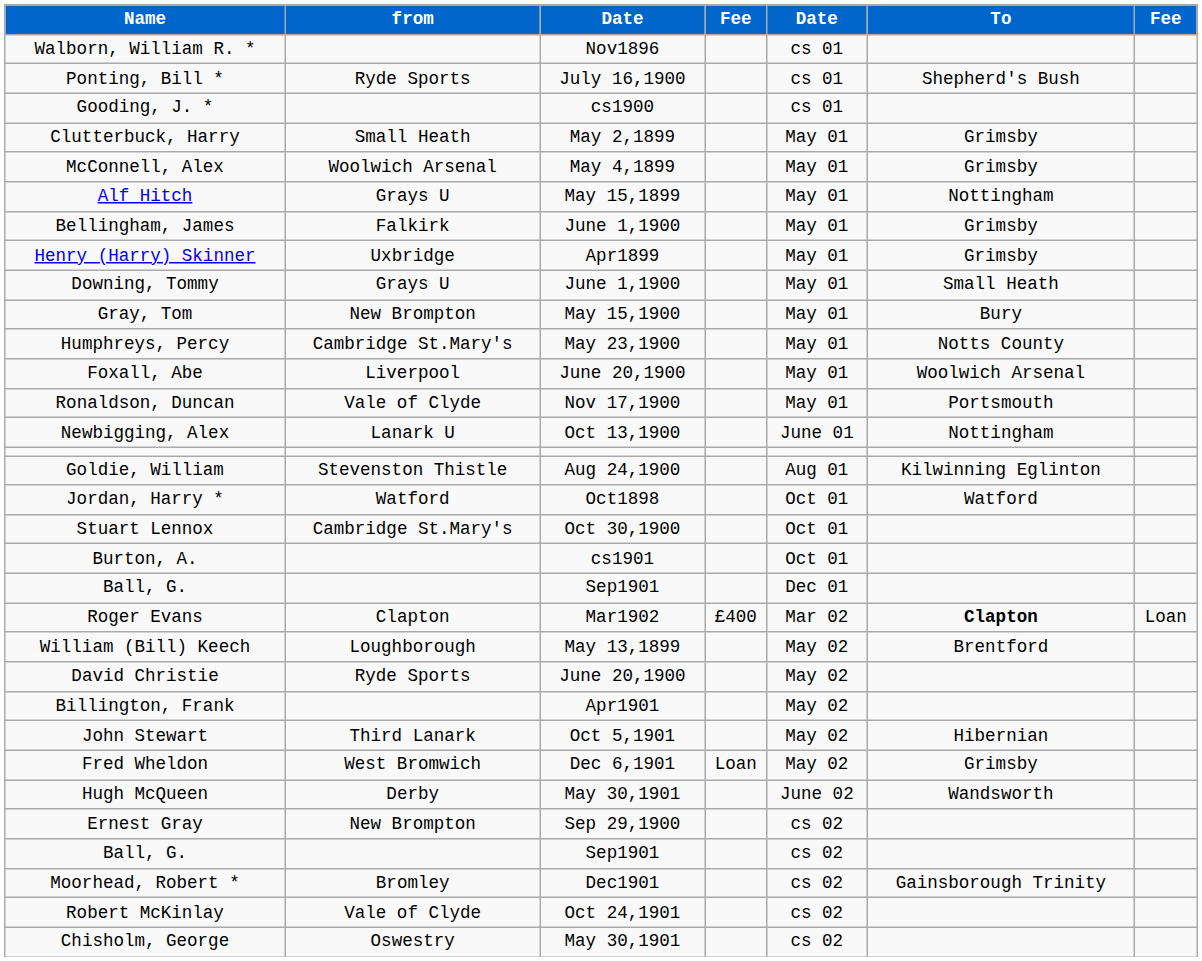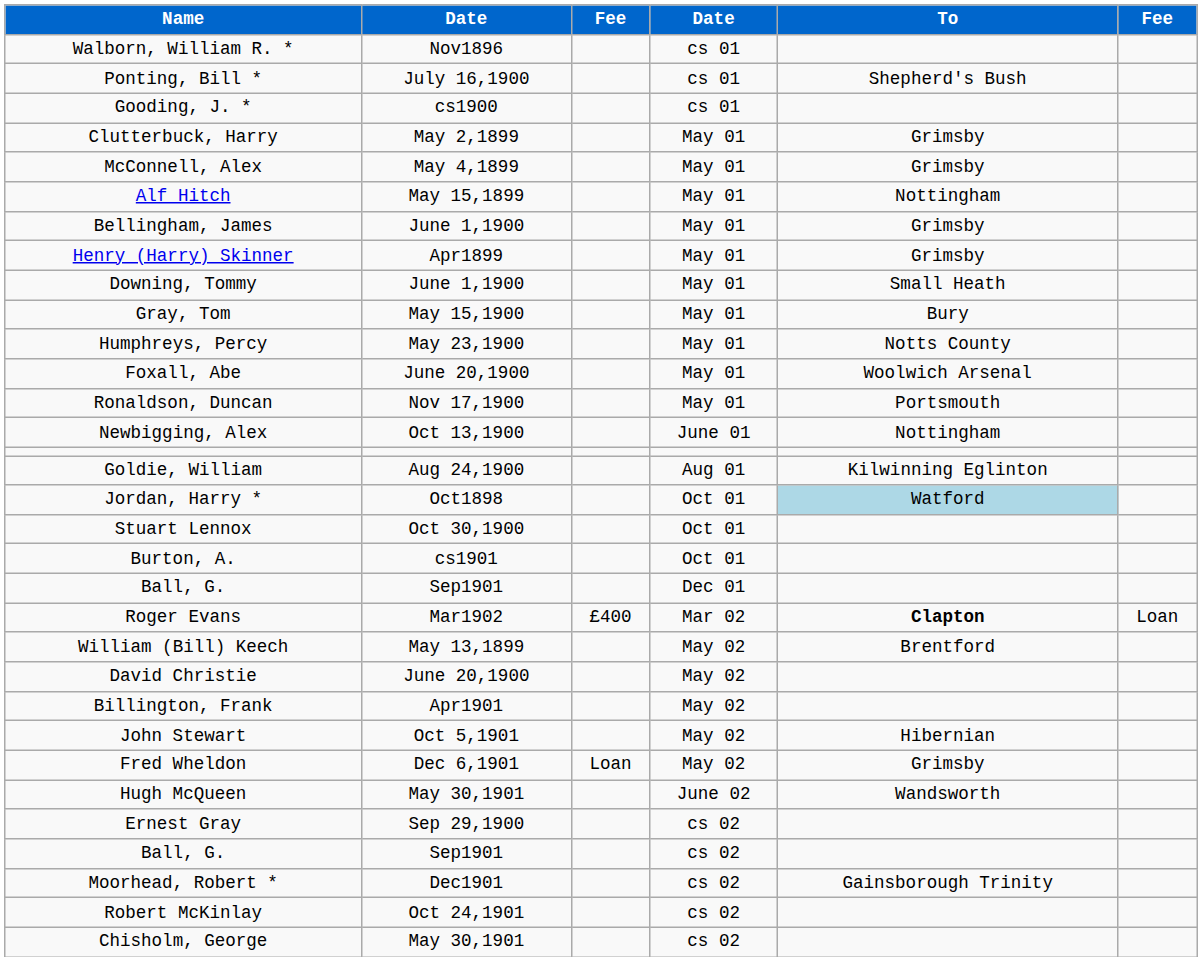- column: (413, 19)
(1001, 499) no background -> (948, 499) lightblue background
